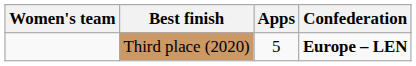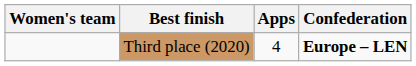(276, 46) 5 -> (276, 46) 4
